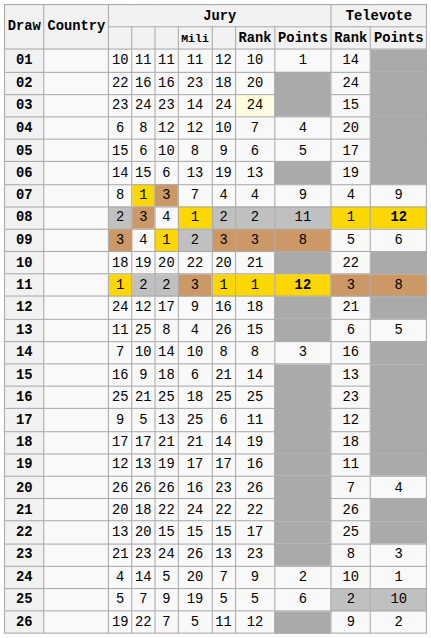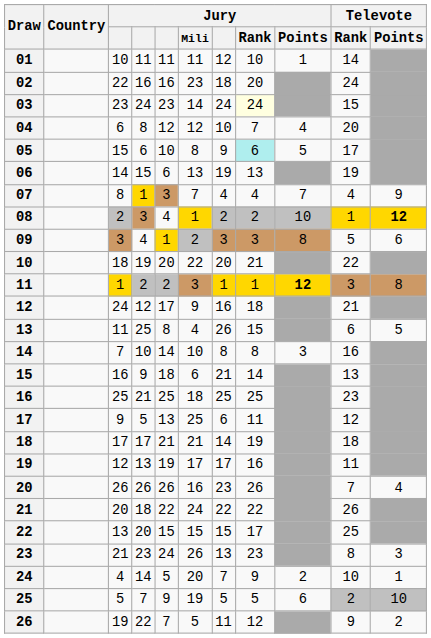(255, 151) no background -> (255, 151) paleturquoise background
(303, 195) 9 -> (303, 195) 7
(303, 218) 11 -> (303, 218) 10
